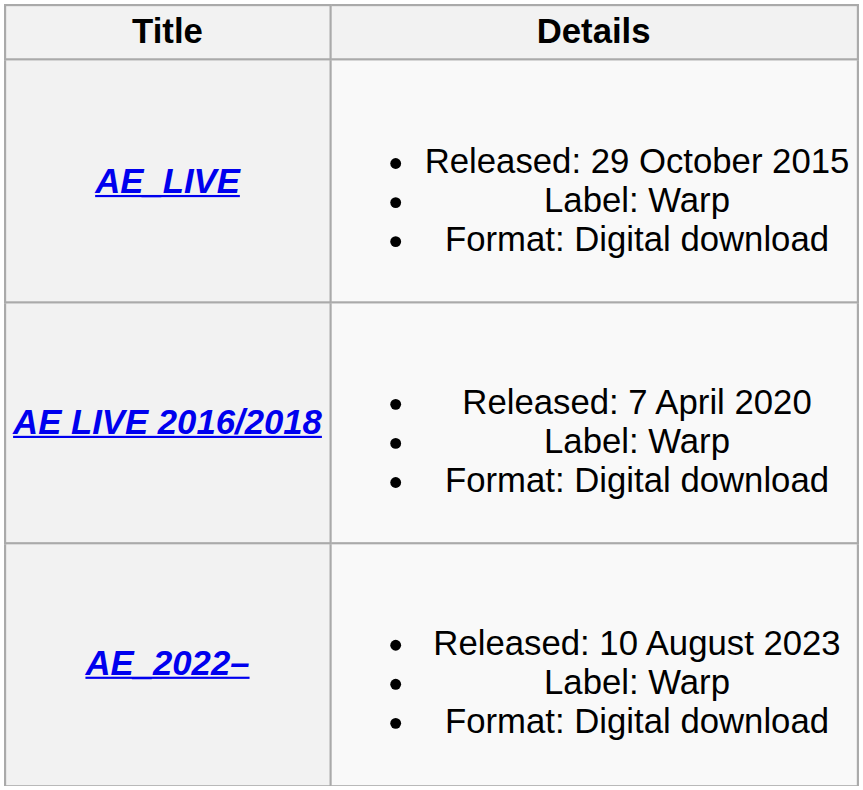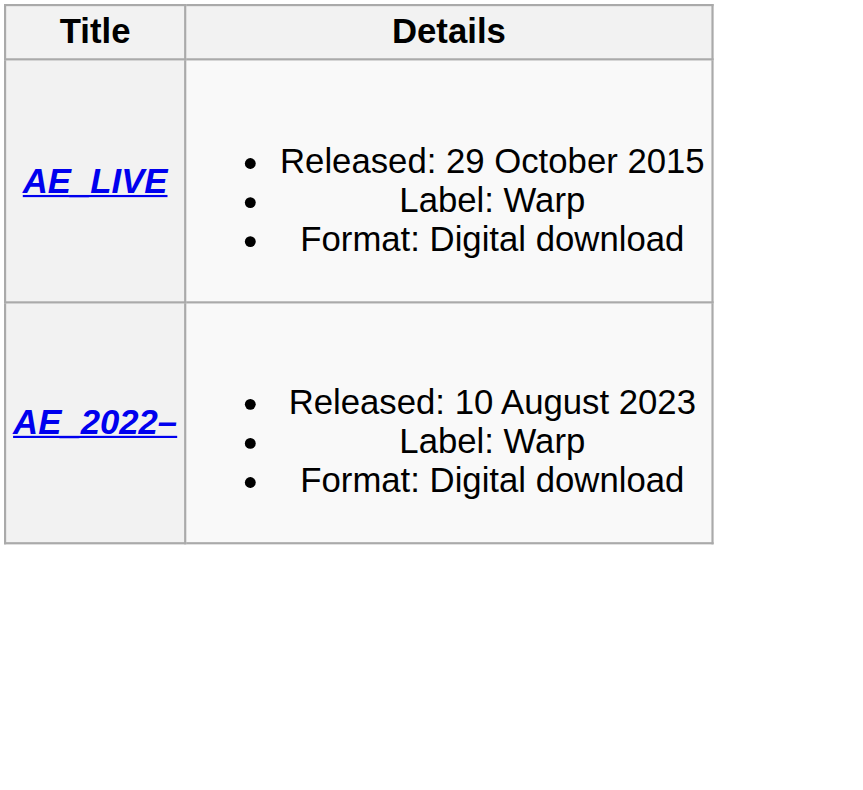- row: (167, 422)
